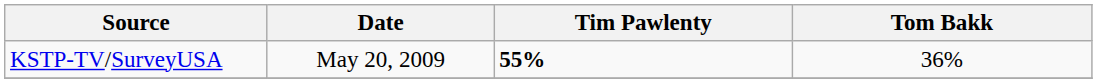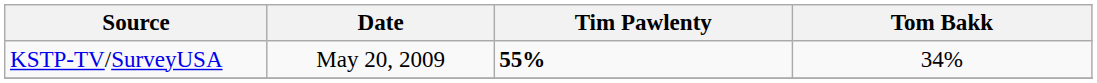(942, 59) 36% -> (942, 59) 34%
